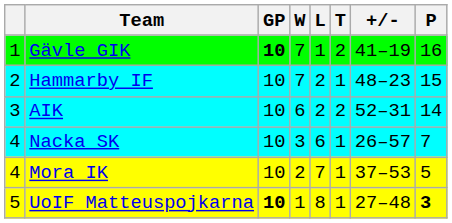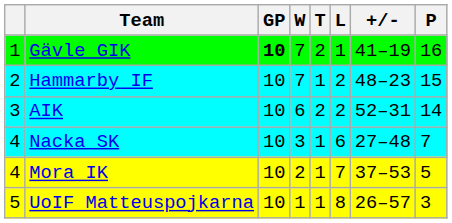columns swapped: (340, 20) <-> (320, 20)
(383, 142) 26–57 -> (383, 142) 27–48
(274, 203) bold -> (274, 203) normal
(383, 203) 27–48 -> (383, 203) 26–57
(426, 203) bold -> (426, 203) normal
